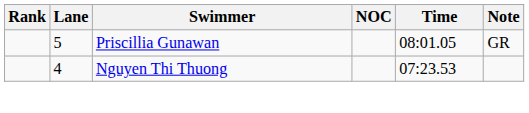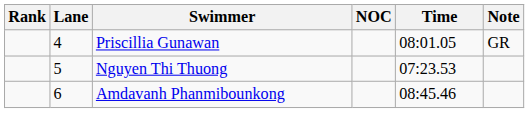(57, 42) 5 -> (57, 42) 4
(57, 68) 4 -> (57, 68) 5
+ row: (190, 94)
